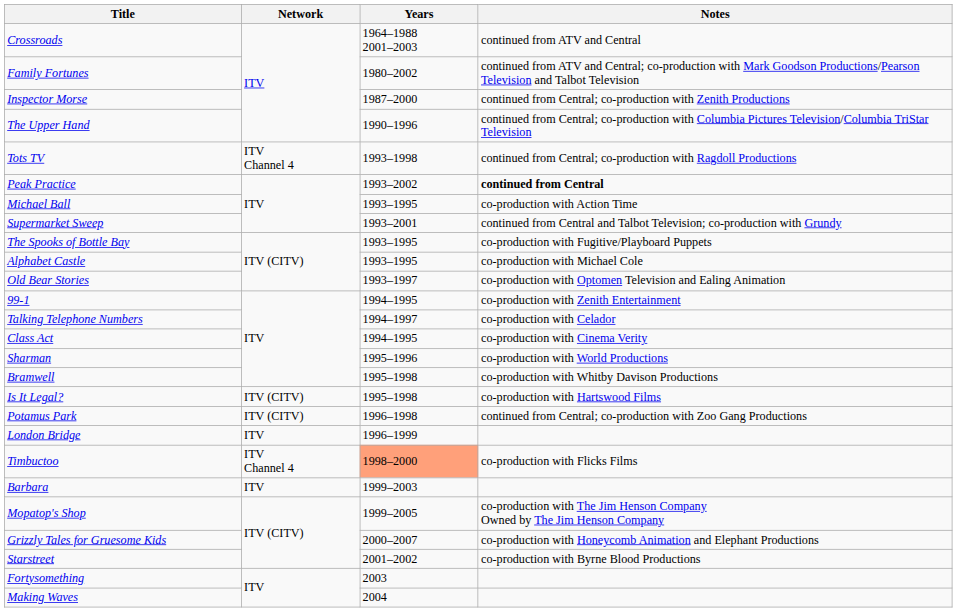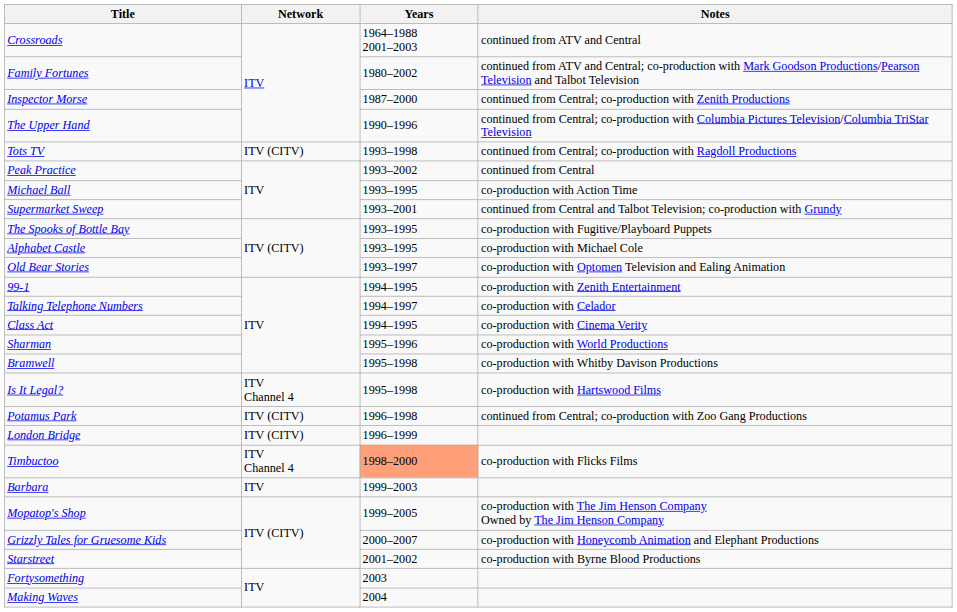(269, 158) ITV Channel 4 -> (274, 151) ITV (CITV)
(542, 184) bold -> (538, 170) normal
(274, 396) ITV (CITV) -> (269, 389) ITV Channel 4
(254, 435) ITV -> (274, 435) ITV (CITV)
